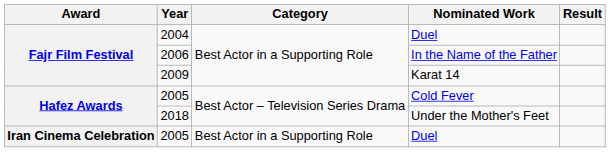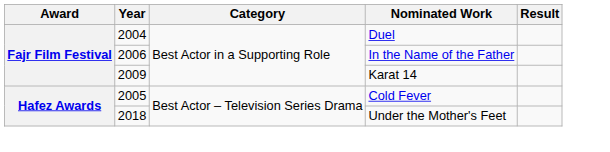- row: (175, 136)
